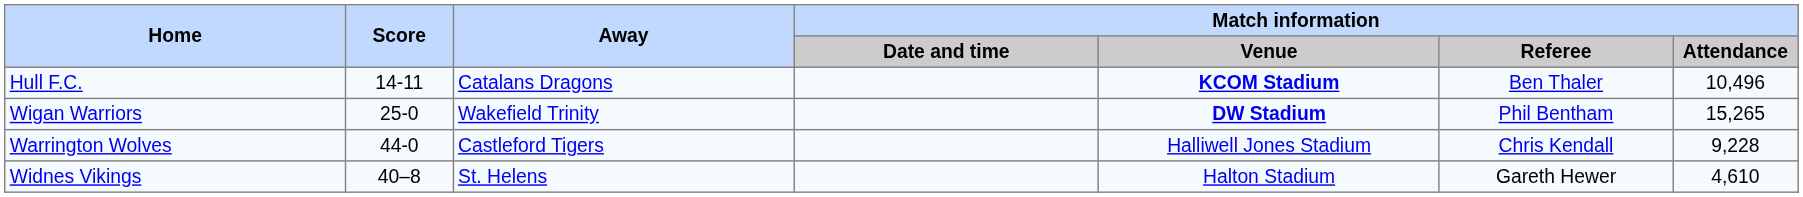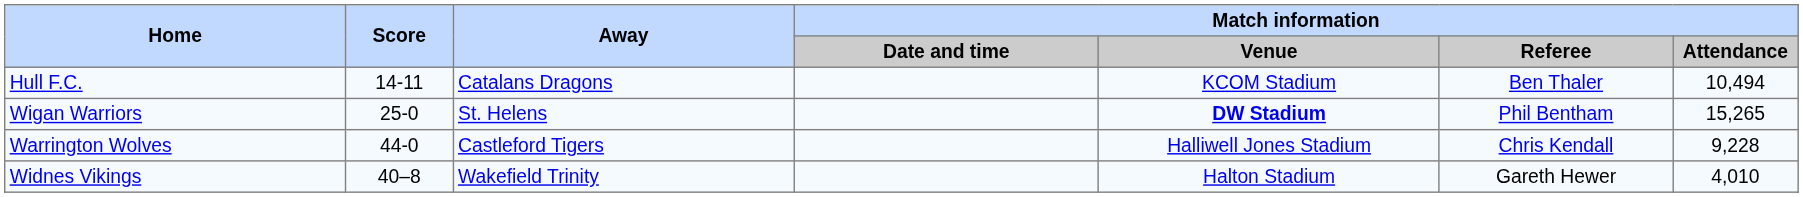(1269, 83) bold -> (1269, 83) normal
(1735, 83) 10,496 -> (1735, 83) 10,494
(528, 114) Wakefield Trinity -> (503, 114) St. Helens
(503, 177) St. Helens -> (528, 177) Wakefield Trinity
(1735, 177) 4,610 -> (1735, 177) 4,010
